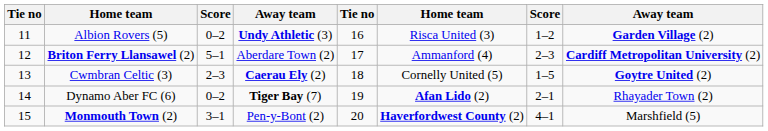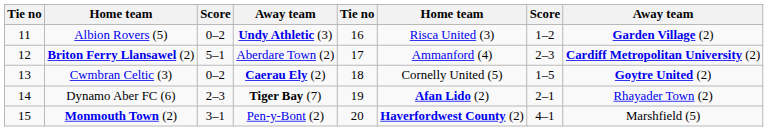(215, 75) 2–3 -> (215, 75) 0–2
(215, 95) 0–2 -> (215, 95) 2–3
